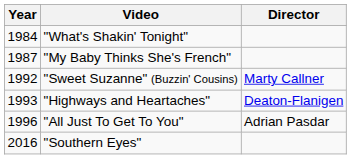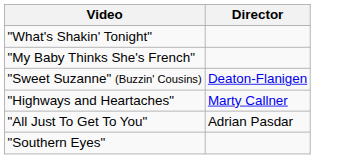- column: (22, 15)
(284, 79) Marty Callner -> (258, 79) Deaton-Flanigen
(294, 100) Deaton-Flanigen -> (248, 100) Marty Callner
